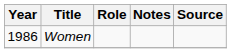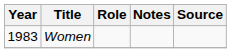(23, 36) 1986 -> (23, 36) 1983
